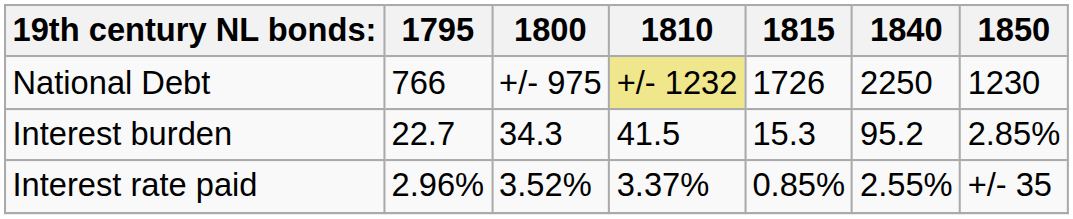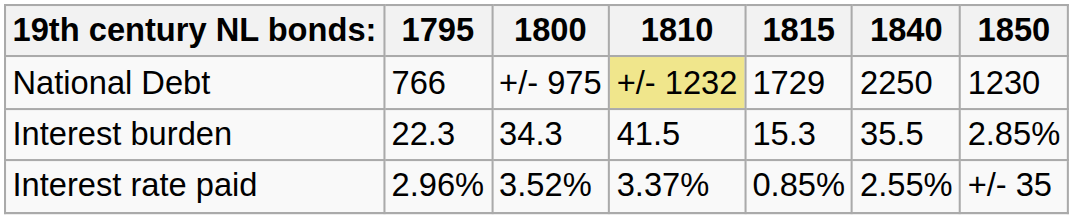(789, 82) 1726 -> (789, 82) 1729
(423, 133) 22.7 -> (423, 133) 22.3
(892, 133) 95.2 -> (892, 133) 35.5
